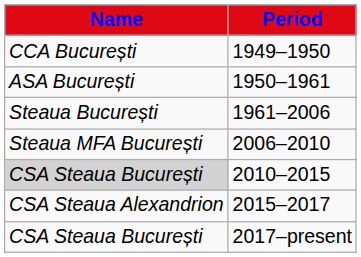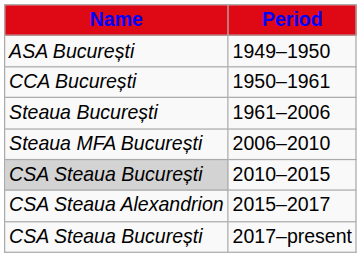(73, 50) CCA București -> (72, 50) ASA București
(72, 81) ASA București -> (73, 81) CCA București
